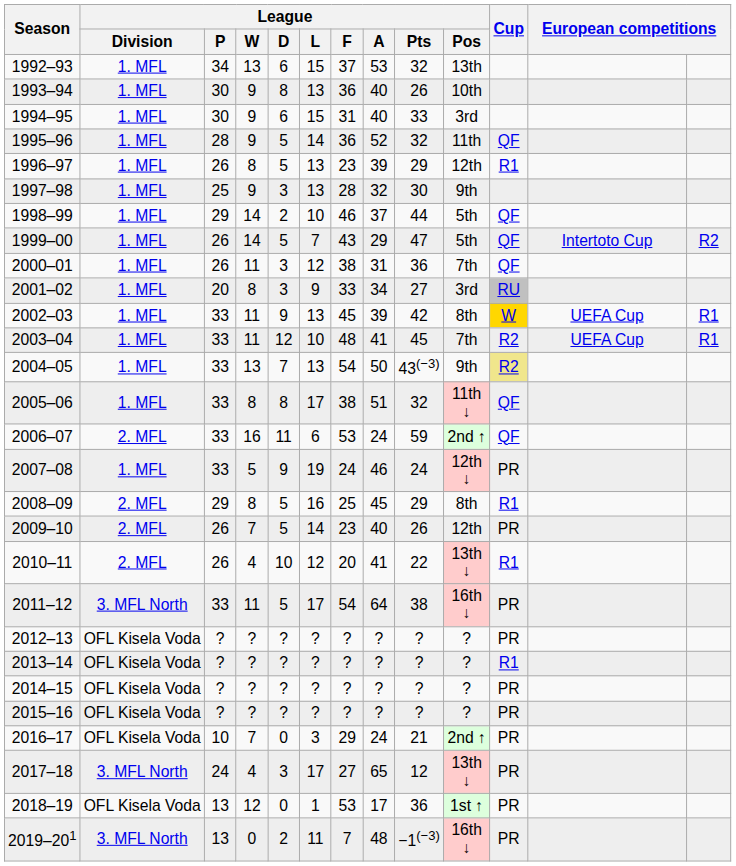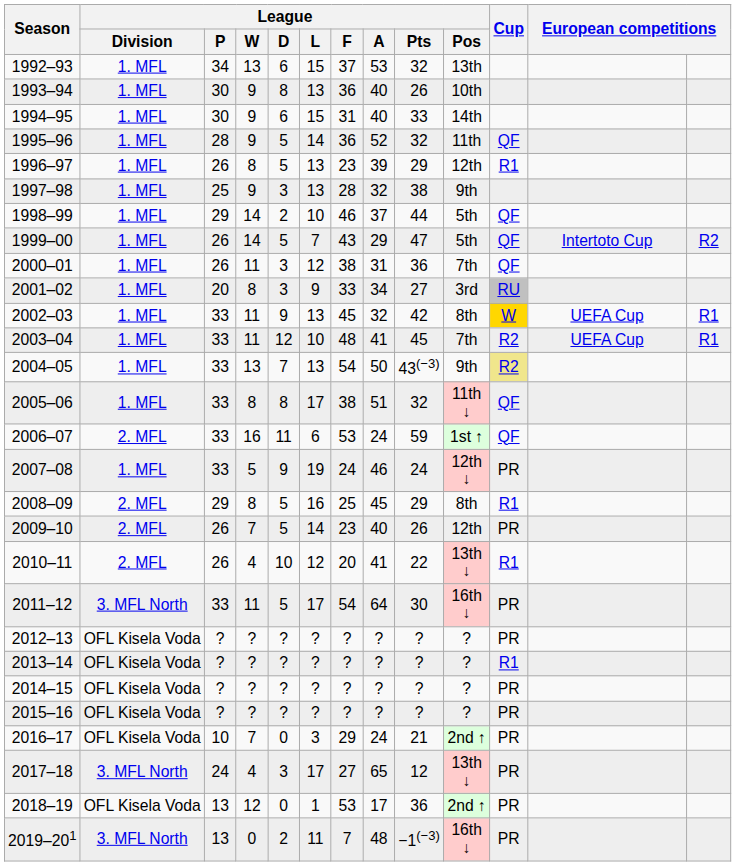(467, 116) 3rd -> (467, 116) 14th
(419, 191) 30 -> (419, 191) 38
(379, 315) 39 -> (379, 315) 32
(467, 436) 2nd ↑ -> (467, 436) 1st ↑
(419, 605) 38 -> (419, 605) 30
(467, 805) 1st ↑ -> (467, 805) 2nd ↑
